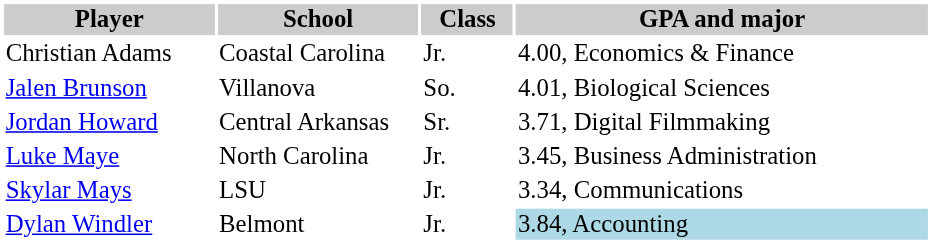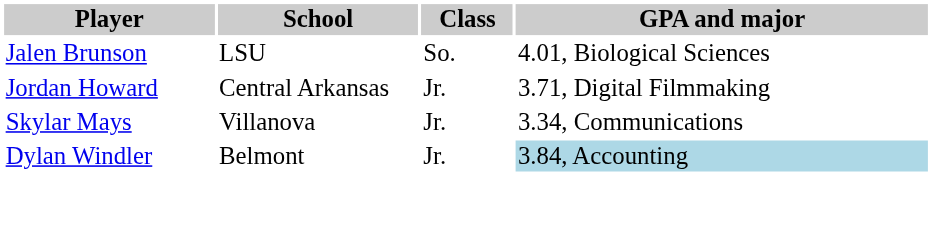- row: (89, 53)
(267, 87) Villanova -> (242, 53) LSU
(437, 121) Sr. -> (435, 87) Jr.
- row: (62, 155)
(242, 189) LSU -> (267, 121) Villanova
